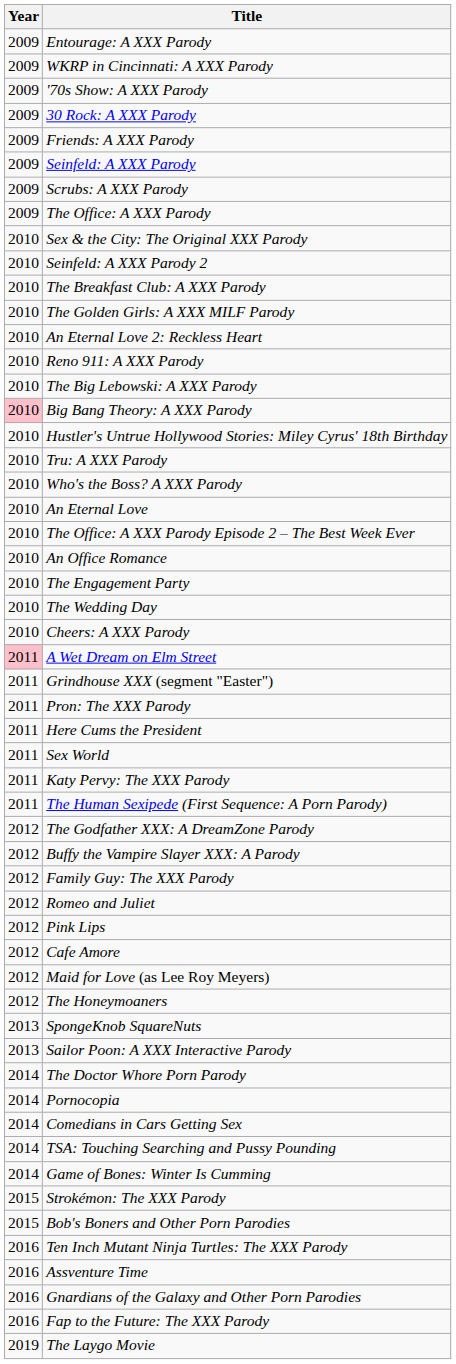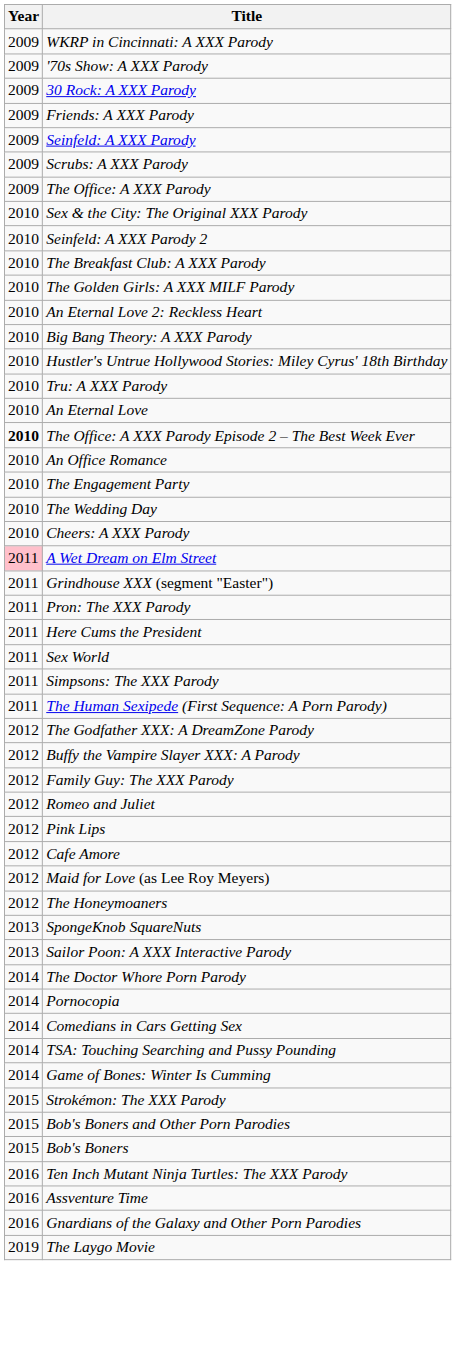- row: (129, 41)
- row: (125, 361)
- row: (152, 386)
(24, 410) pink background -> (24, 336) no background
- row: (144, 484)
(24, 533) normal -> (24, 435) bold
- row: (138, 779)
+ row: (132, 681)
+ row: (87, 1149)
- row: (158, 1321)
